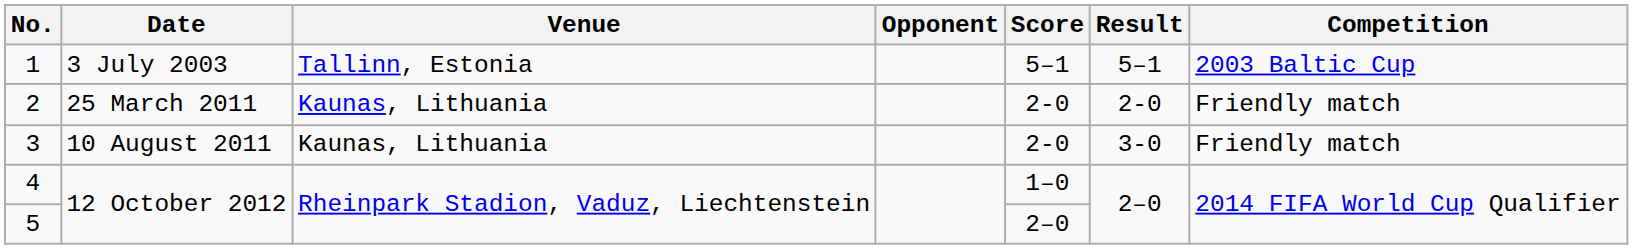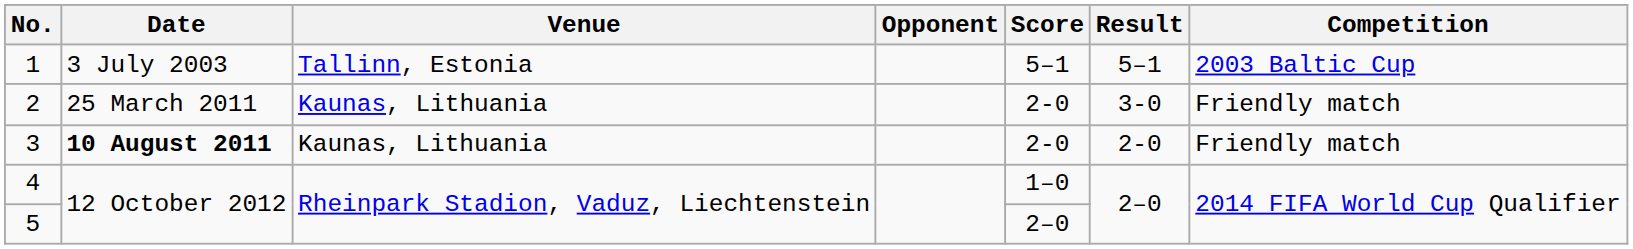(1140, 105) 2-0 -> (1140, 105) 3-0
(169, 144) normal -> (169, 144) bold
(1140, 144) 3-0 -> (1140, 144) 2-0
